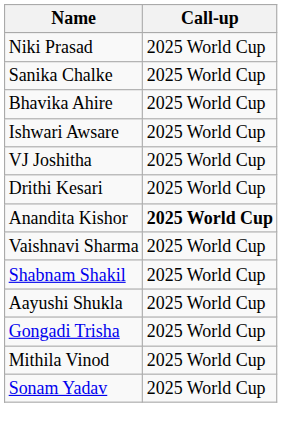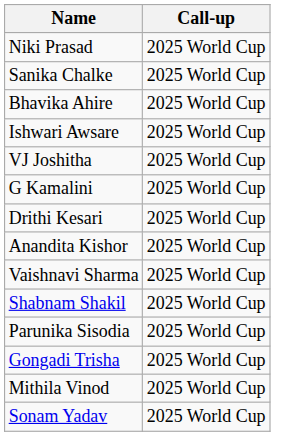+ row: (51, 189)
(210, 217) bold -> (206, 246) normal
- row: (66, 302)
+ row: (69, 331)
